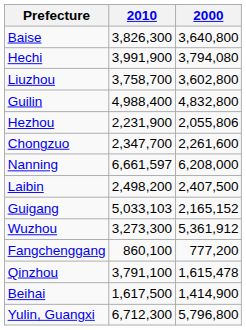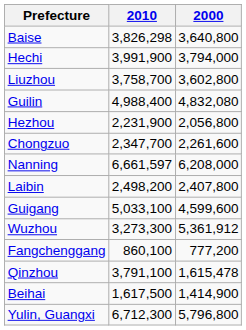(142, 37) 3,826,300 -> (142, 37) 3,826,298
(208, 58) 3,794,080 -> (208, 58) 3,794,000
(208, 101) 4,832,800 -> (208, 101) 4,832,080
(208, 122) 2,055,806 -> (208, 122) 2,056,800
(208, 187) 2,407,500 -> (208, 187) 2,407,800
(142, 208) 5,033,103 -> (142, 208) 5,033,100
(208, 208) 2,165,152 -> (208, 208) 4,599,600
